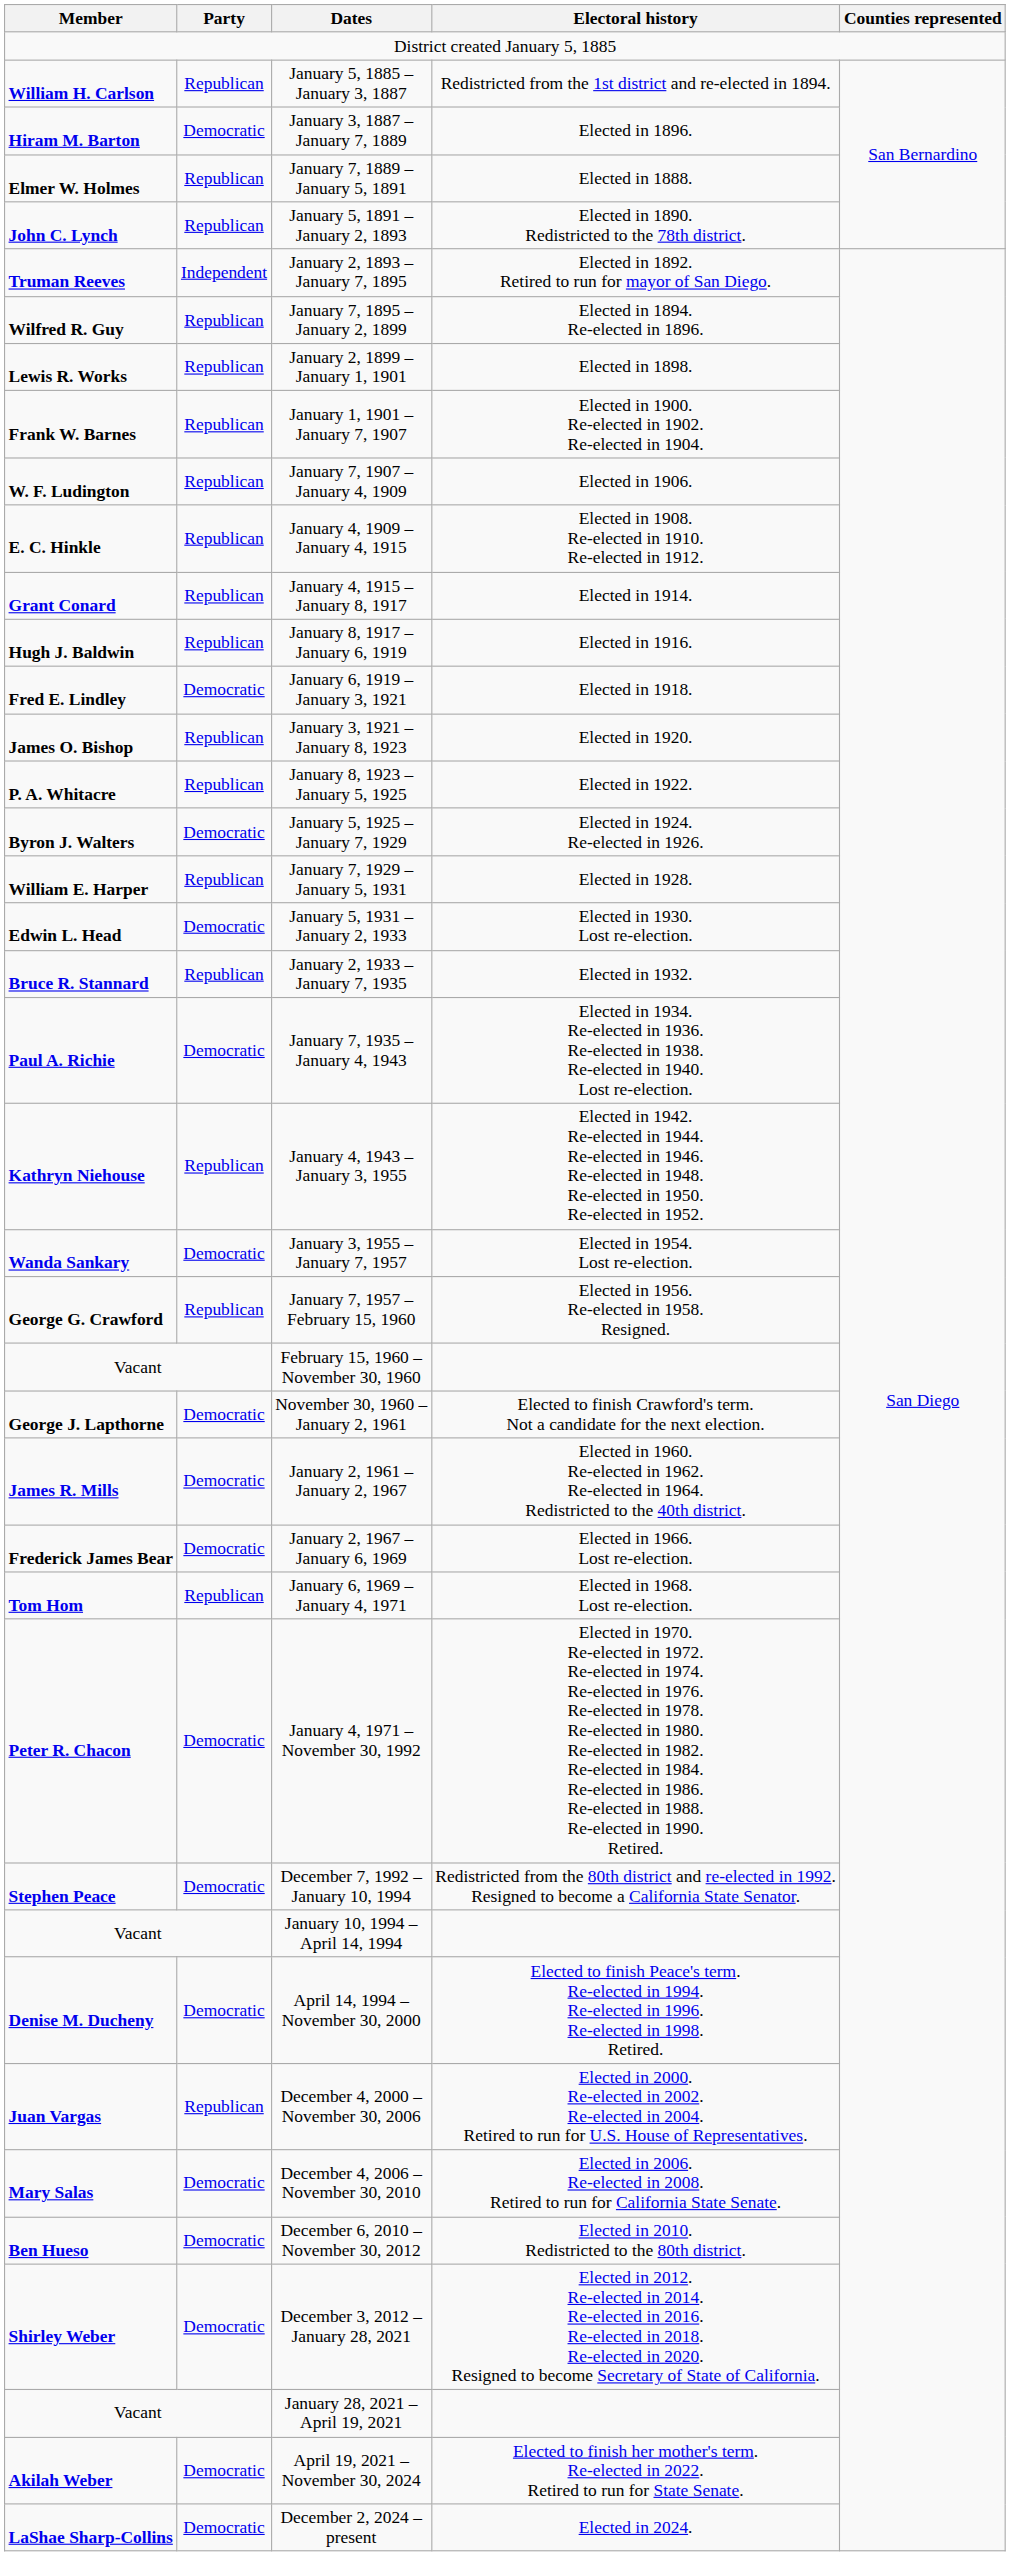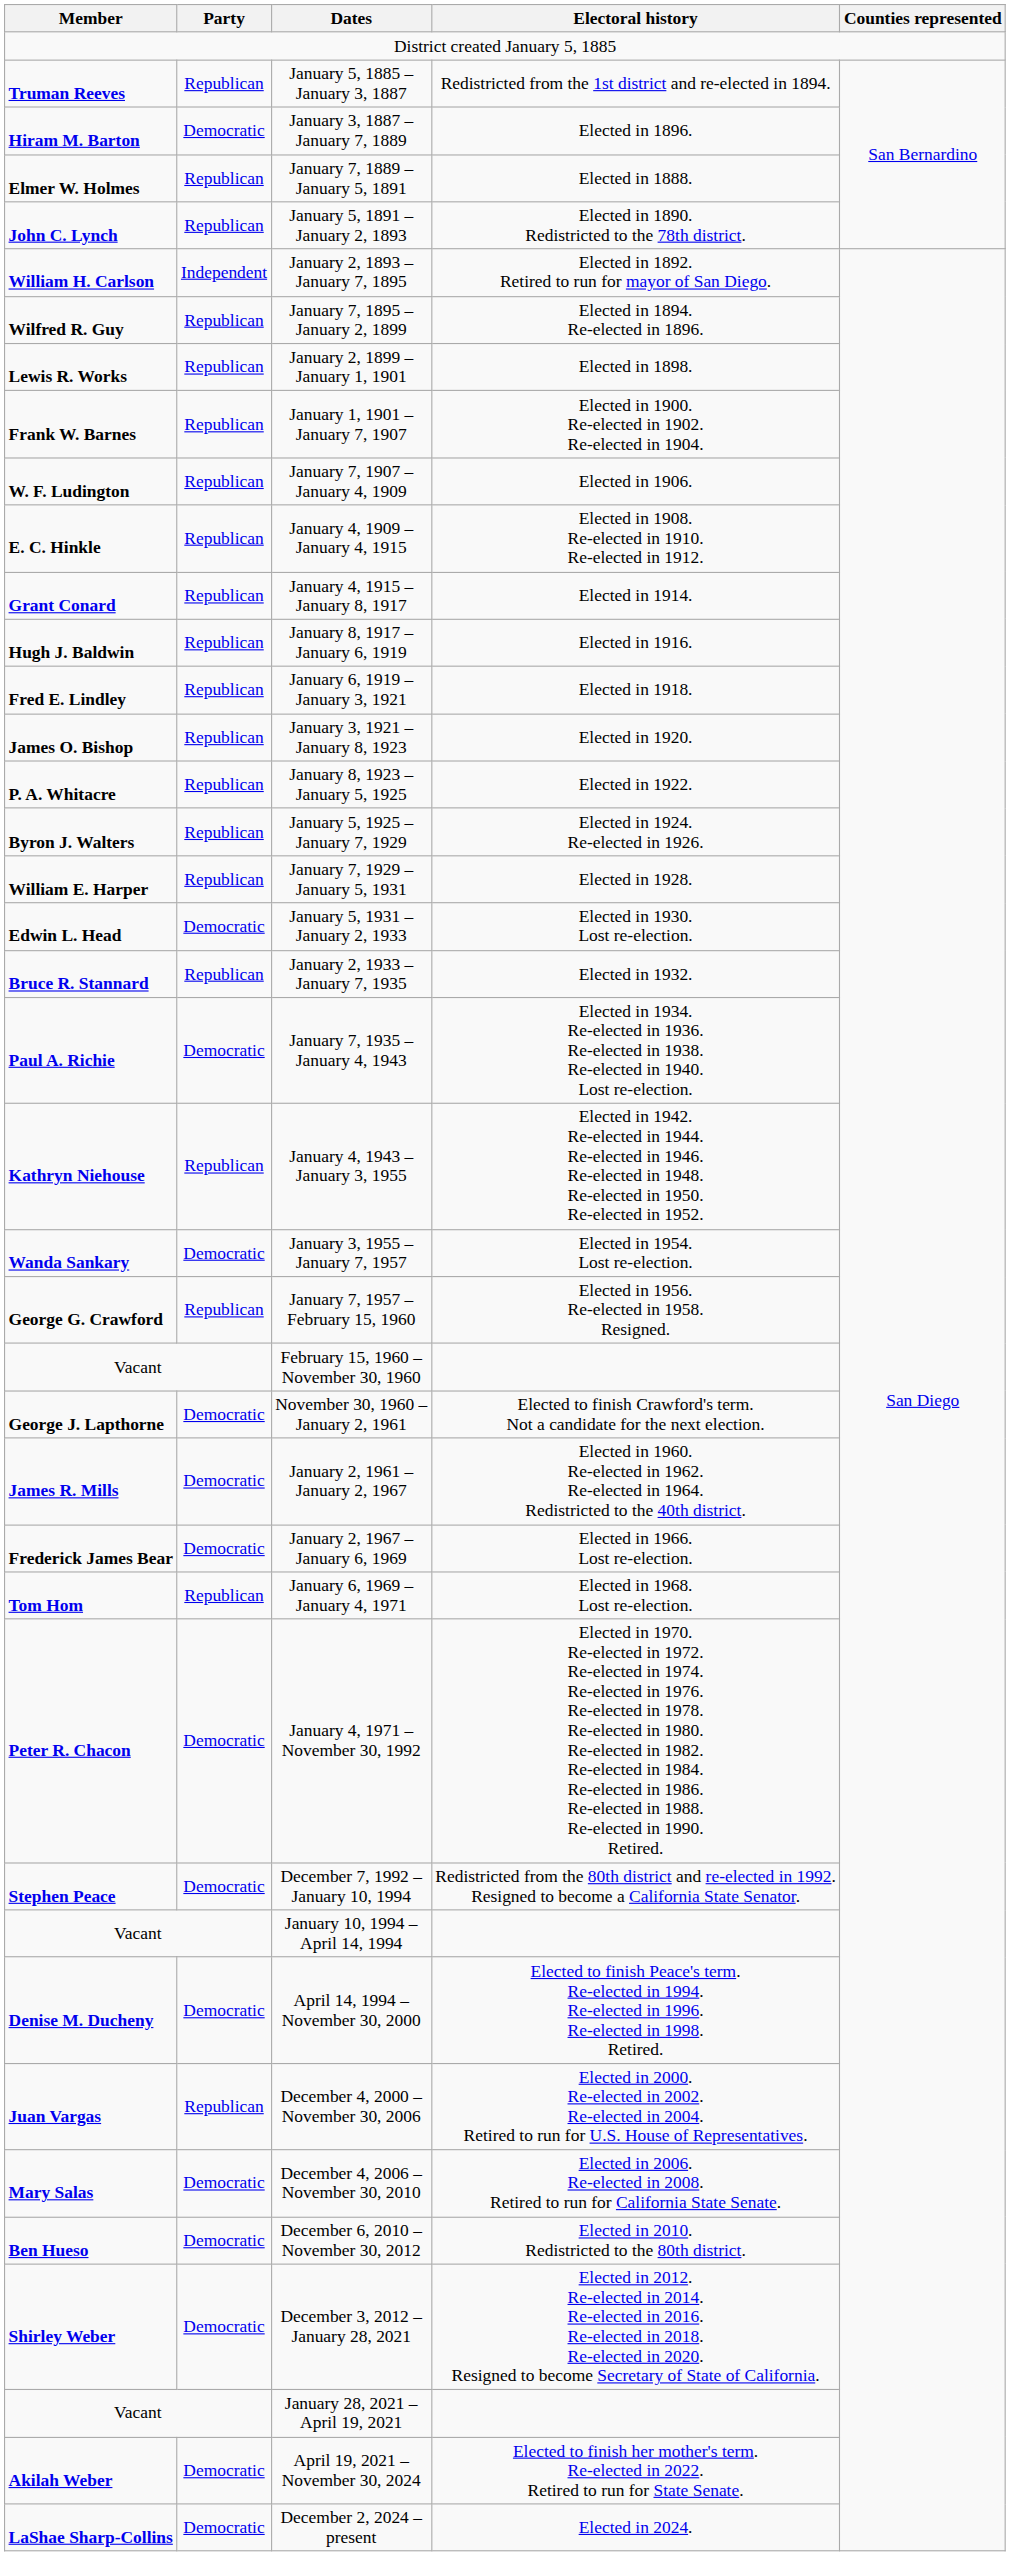(81, 93) William H. Carlson -> (67, 93) Truman Reeves
(67, 282) Truman Reeves -> (81, 282) William H. Carlson
(224, 690) Democratic -> (224, 690) Republican
(224, 831) Democratic -> (224, 831) Republican
